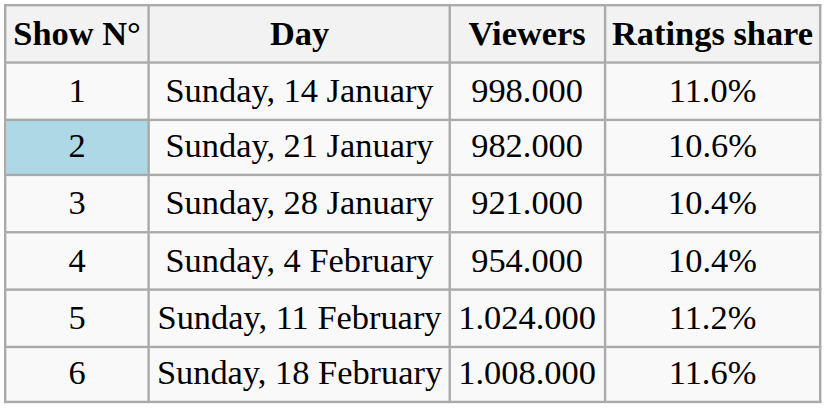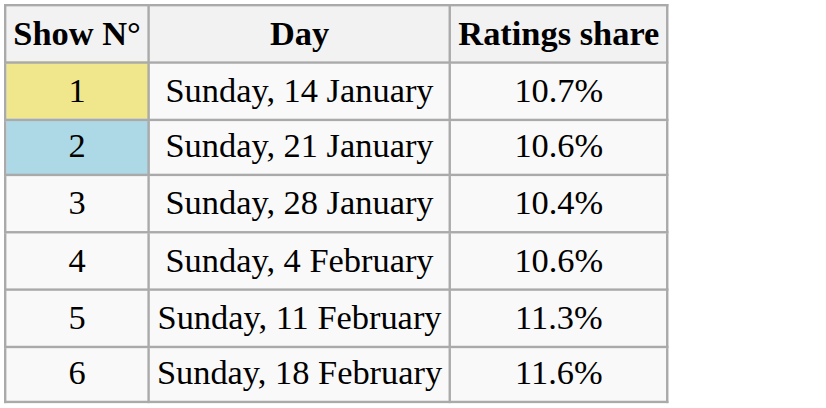- column: (527, 33)
(77, 90) no background -> (77, 90) khaki background
(713, 90) 11.0% -> (559, 90) 10.7%
(713, 260) 10.4% -> (559, 260) 10.6%
(713, 317) 11.2% -> (559, 317) 11.3%
